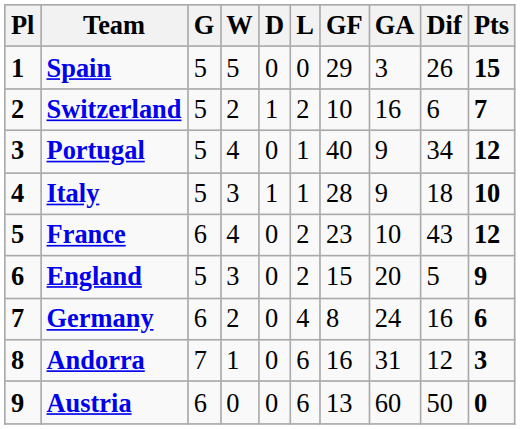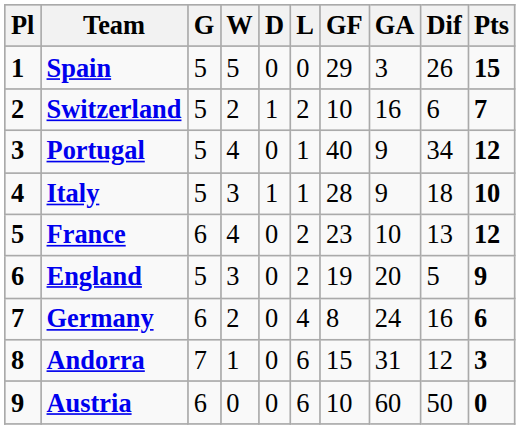(440, 234) 43 -> (440, 234) 13
(339, 276) 15 -> (339, 276) 19
(339, 360) 16 -> (339, 360) 15
(339, 402) 13 -> (339, 402) 10
